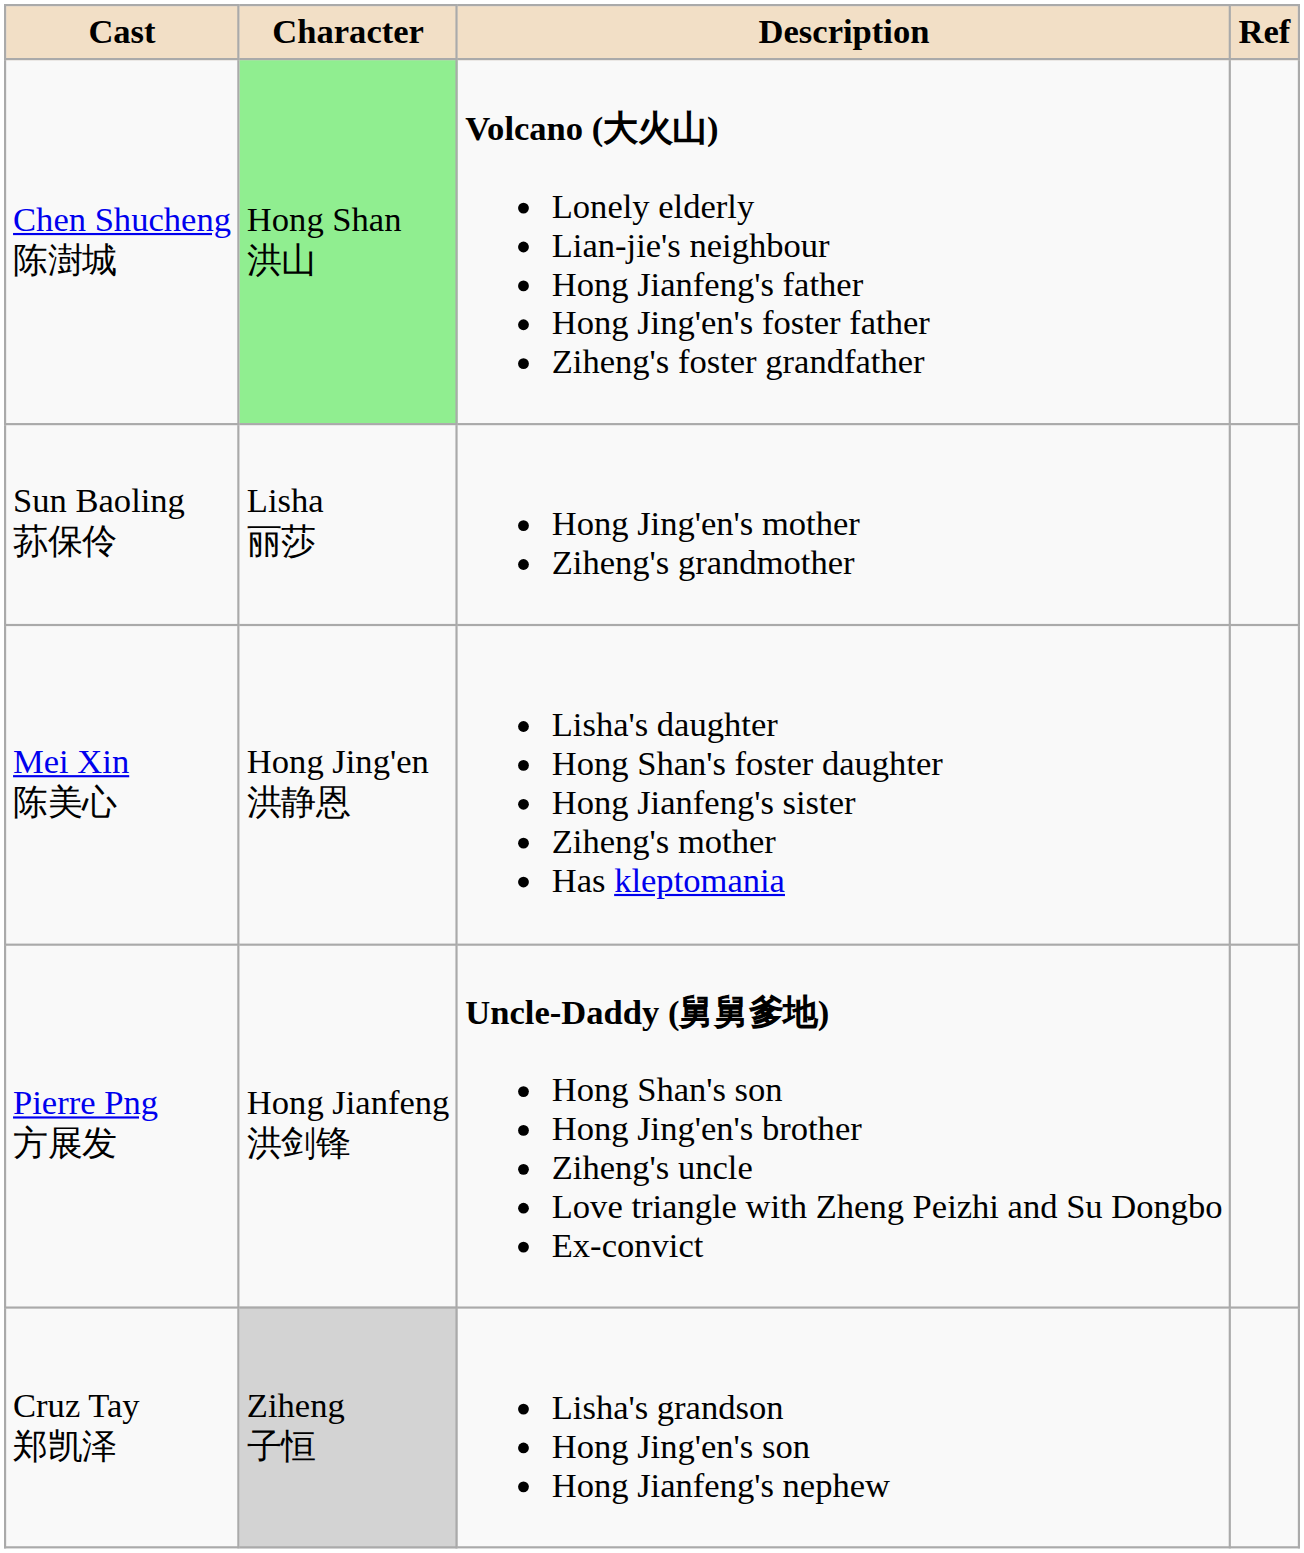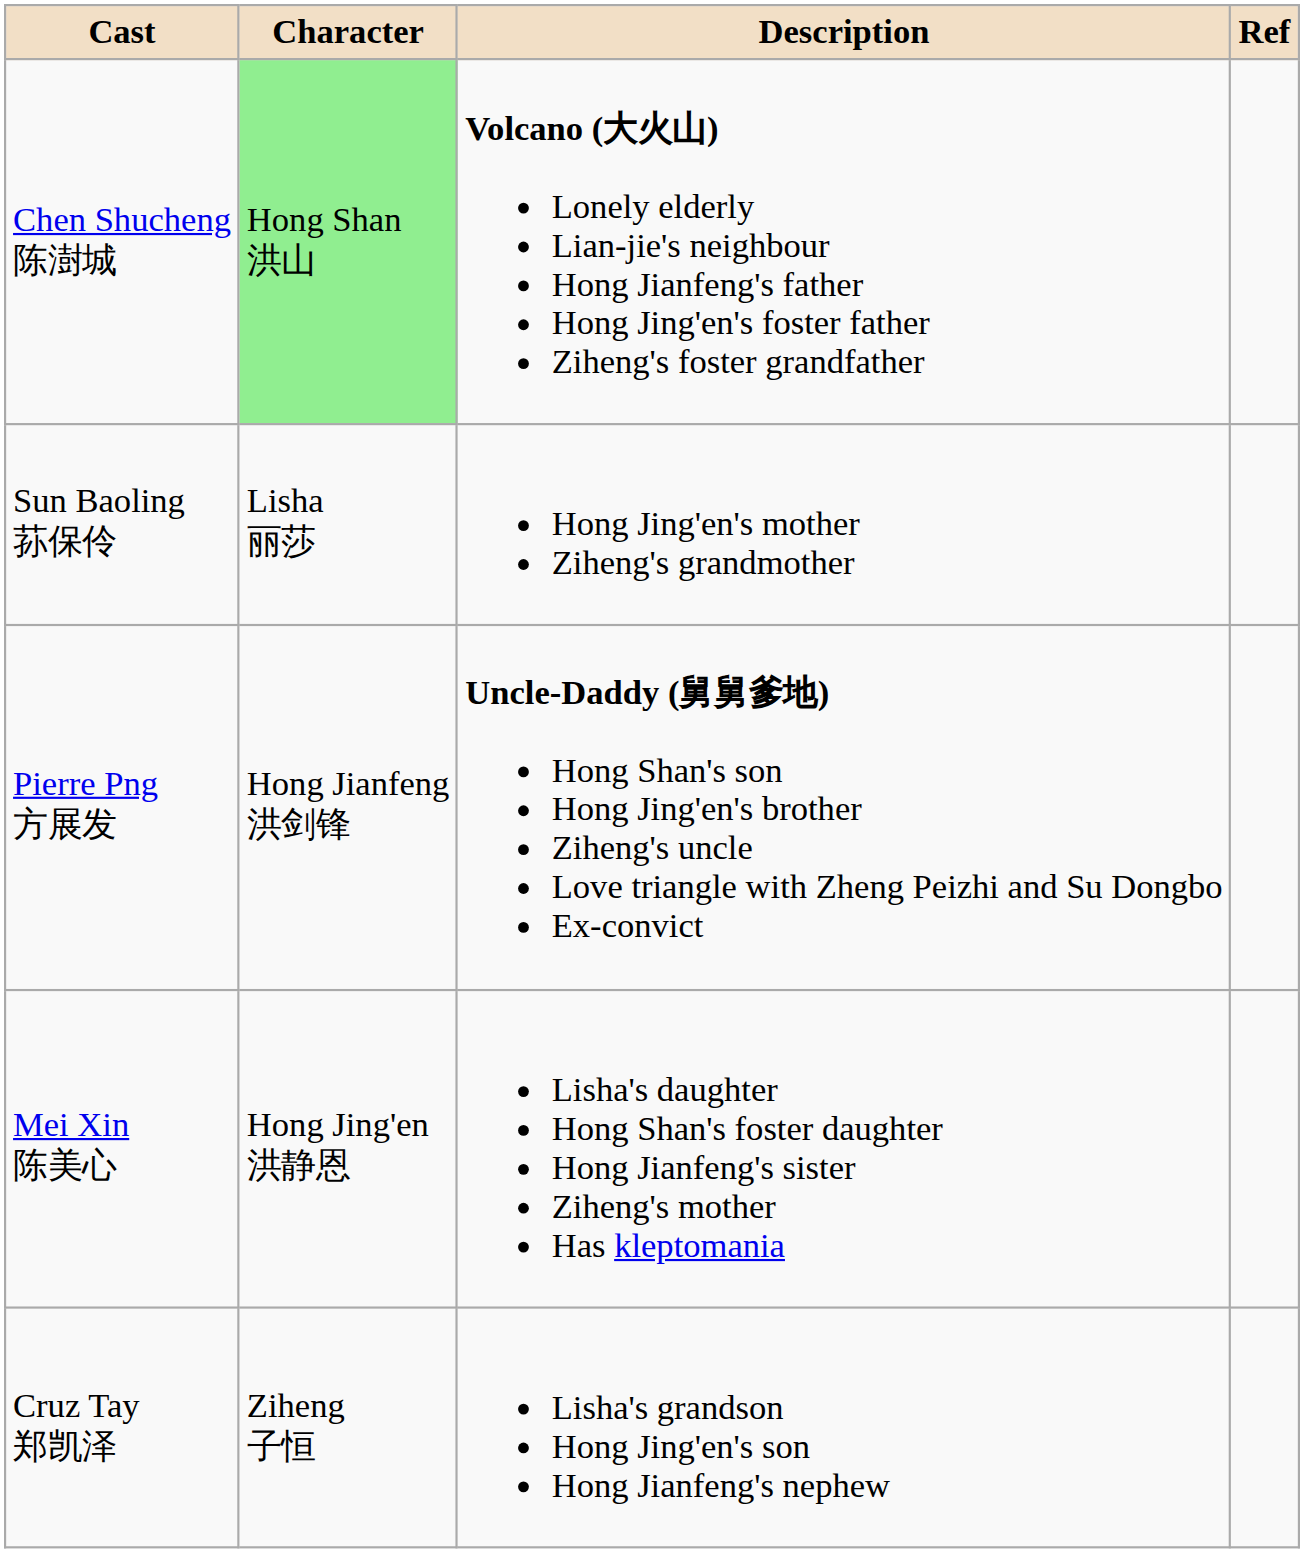rows swapped: (86, 1122) <-> (71, 781)
(296, 1424) lightgrey background -> (296, 1424) no background
